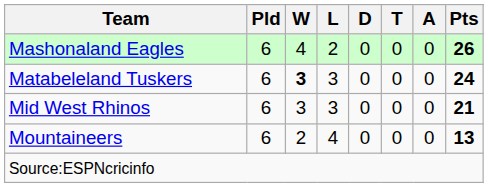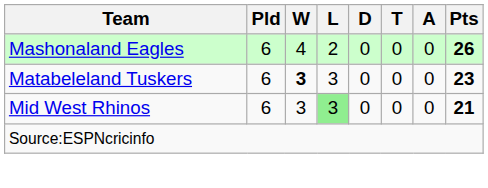(464, 78) 24 -> (464, 78) 23
(333, 108) no background -> (333, 108) lightgreen background
- row: (66, 138)
